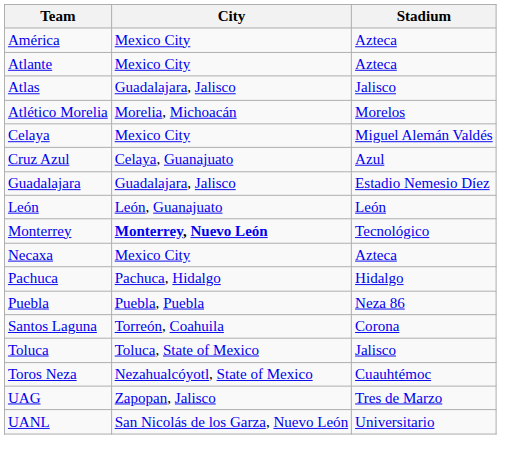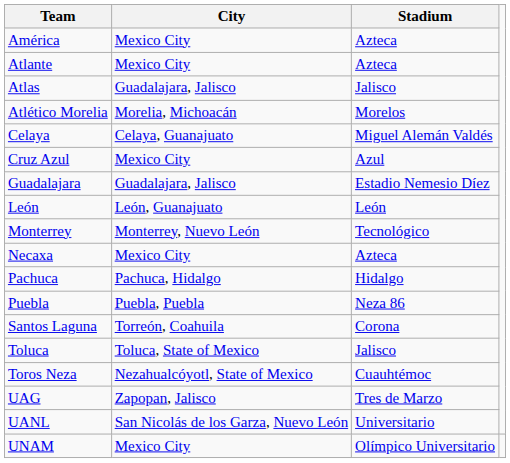(152, 135) Mexico City -> (174, 135) Celaya, Guanajuato
(174, 159) Celaya, Guanajuato -> (152, 159) Mexico City
(191, 231) bold -> (187, 231) normal
+ row: (31, 445)
